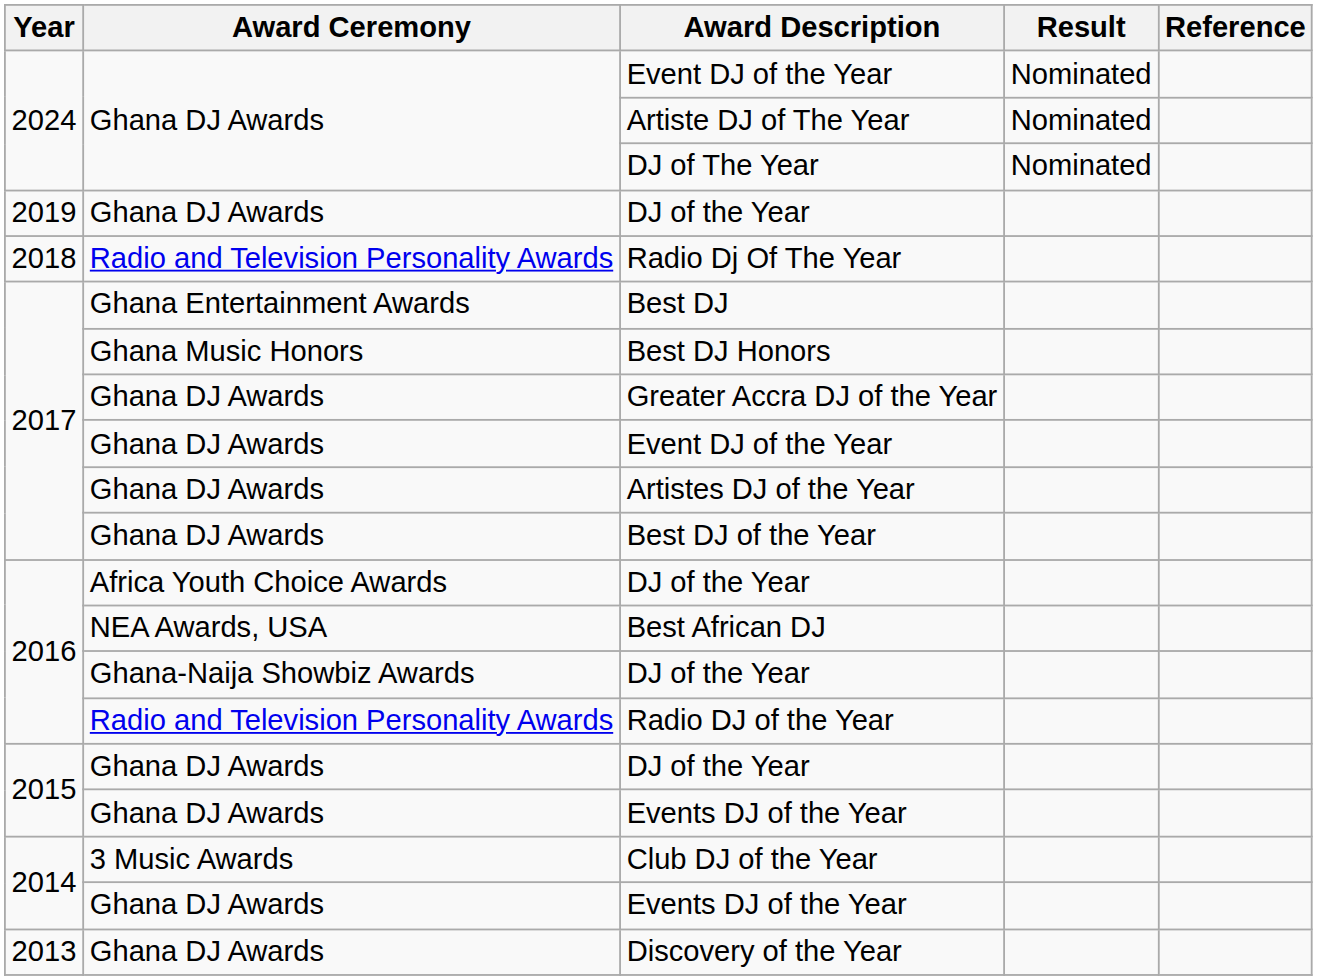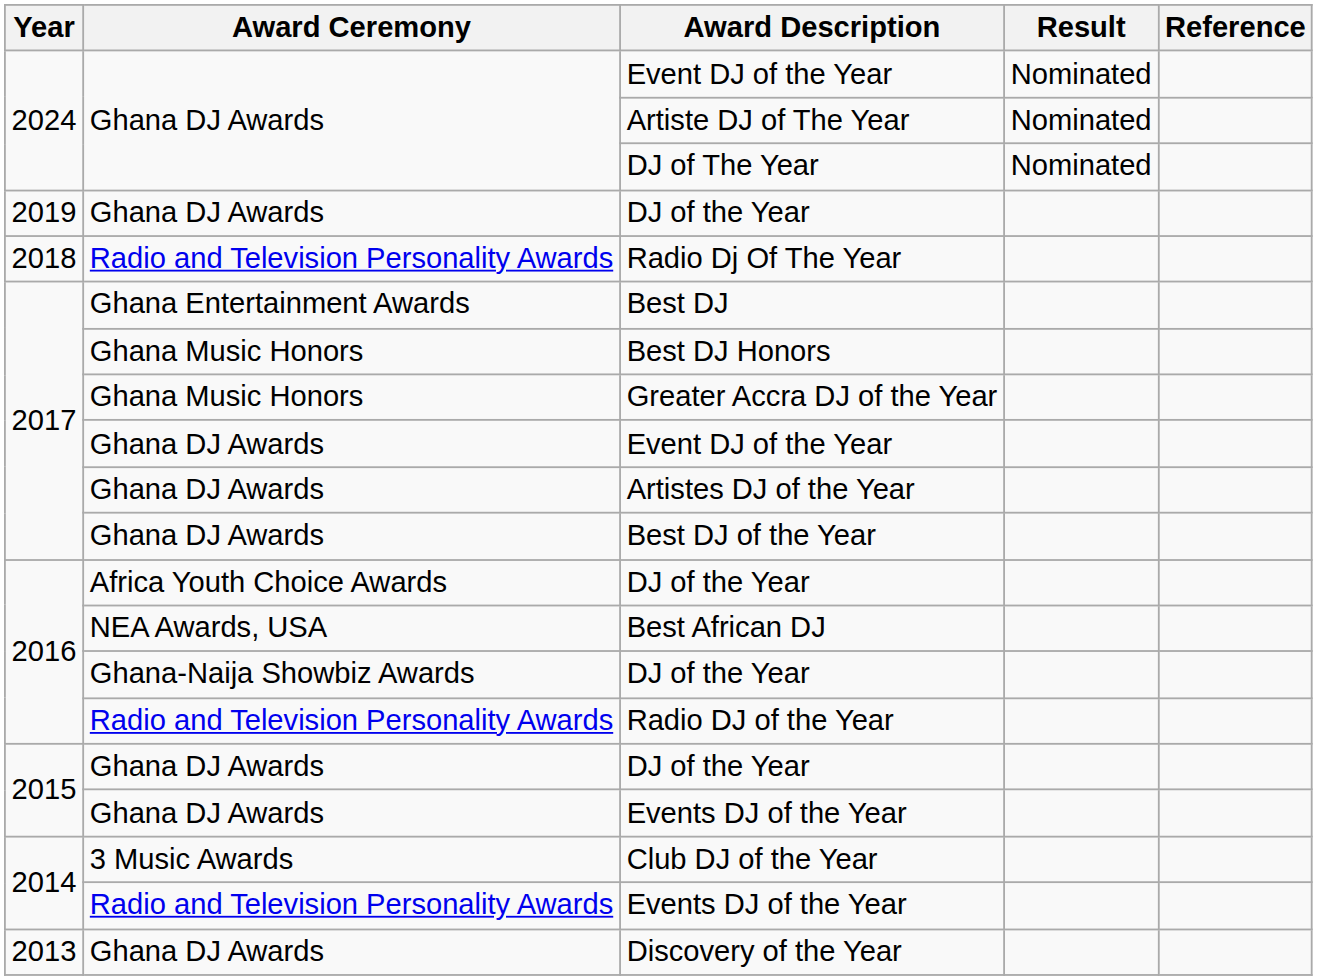(207, 397) Ghana DJ Awards -> (227, 397) Ghana Music Honors
(207, 905) Ghana DJ Awards -> (352, 905) Radio and Television Personality Awards
